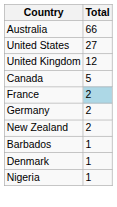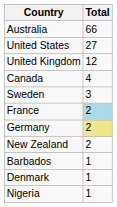(88, 78) 5 -> (88, 78) 4
+ row: (26, 95)
(88, 111) no background -> (88, 128) khaki background
